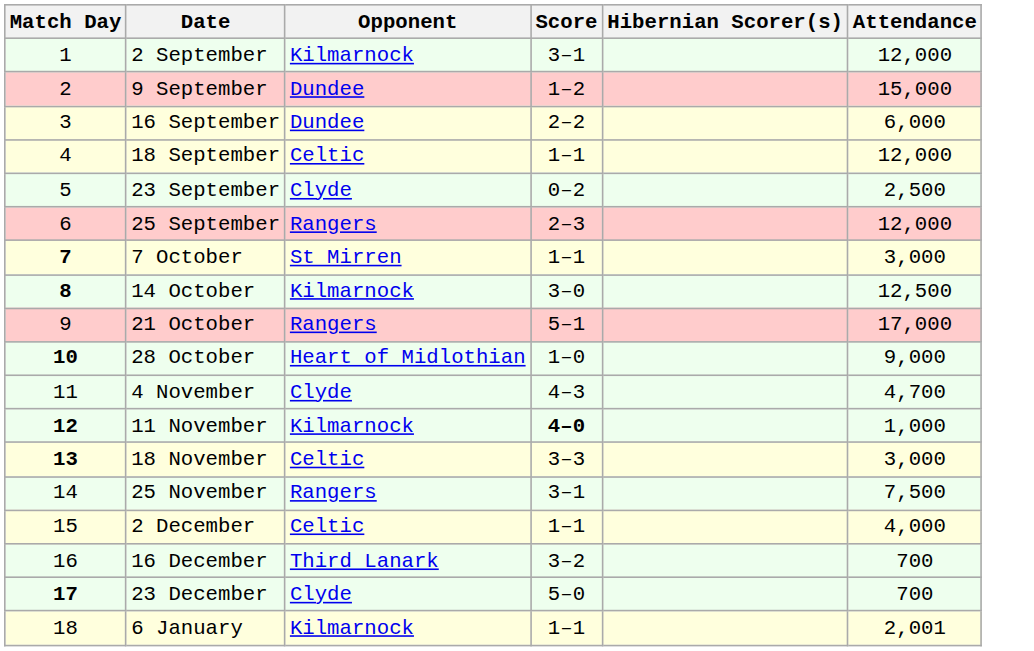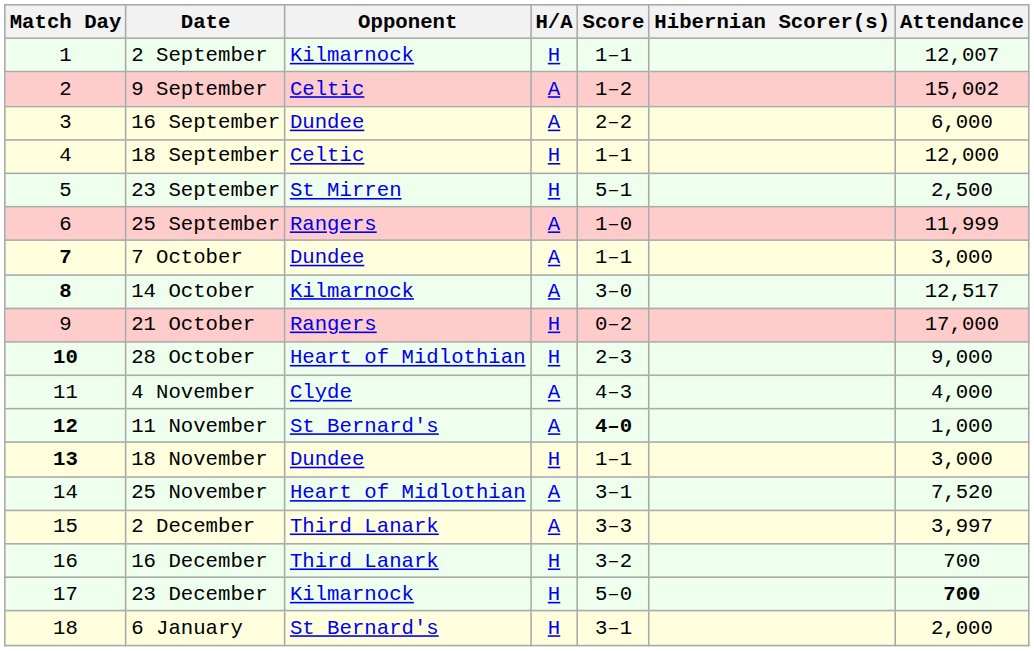+ column: (554, 22)
(566, 55) 3–1 -> (613, 55) 1–1
(915, 55) 12,000 -> (962, 55) 12,007
(327, 89) Dundee -> (327, 89) Celtic
(915, 89) 15,000 -> (962, 89) 15,002
(321, 190) Clyde -> (346, 190) St Mirren
(566, 190) 0–2 -> (613, 190) 5–1
(566, 224) 2–3 -> (613, 224) 1–0
(915, 224) 12,000 -> (962, 224) 11,999
(346, 257) St Mirren -> (327, 257) Dundee
(915, 291) 12,500 -> (962, 291) 12,517
(566, 325) 5–1 -> (613, 325) 0–2
(566, 359) 1–0 -> (613, 359) 2–3
(915, 392) 4,700 -> (962, 392) 4,000
(352, 426) Kilmarnock -> (364, 426) St Bernard's
(327, 460) Celtic -> (327, 460) Dundee
(566, 460) 3–3 -> (613, 460) 1–1
(333, 493) Rangers -> (408, 493) Heart of Midlothian
(915, 493) 7,500 -> (962, 493) 7,520
(327, 527) Celtic -> (364, 527) Third Lanark
(566, 527) 1–1 -> (613, 527) 3–3
(915, 527) 4,000 -> (962, 527) 3,997
(66, 594) bold -> (66, 594) normal
(321, 594) Clyde -> (352, 594) Kilmarnock
(915, 594) normal -> (962, 594) bold
(352, 628) Kilmarnock -> (364, 628) St Bernard's
(566, 628) 1–1 -> (613, 628) 3–1
(915, 628) 2,001 -> (962, 628) 2,000
